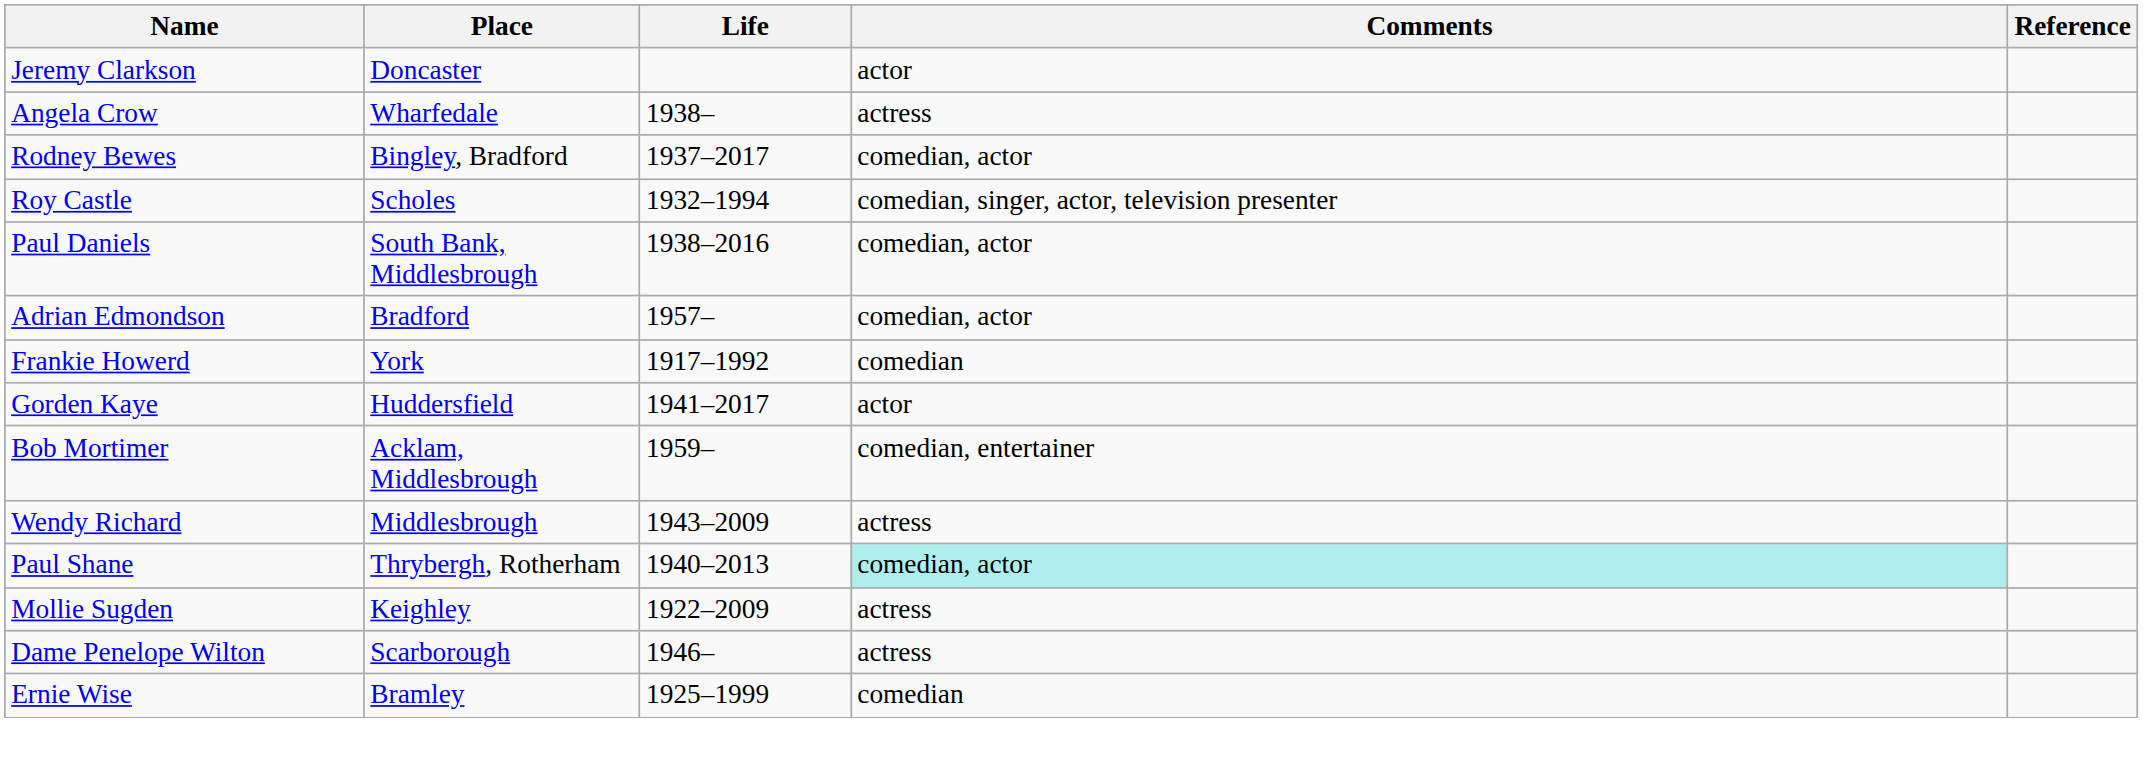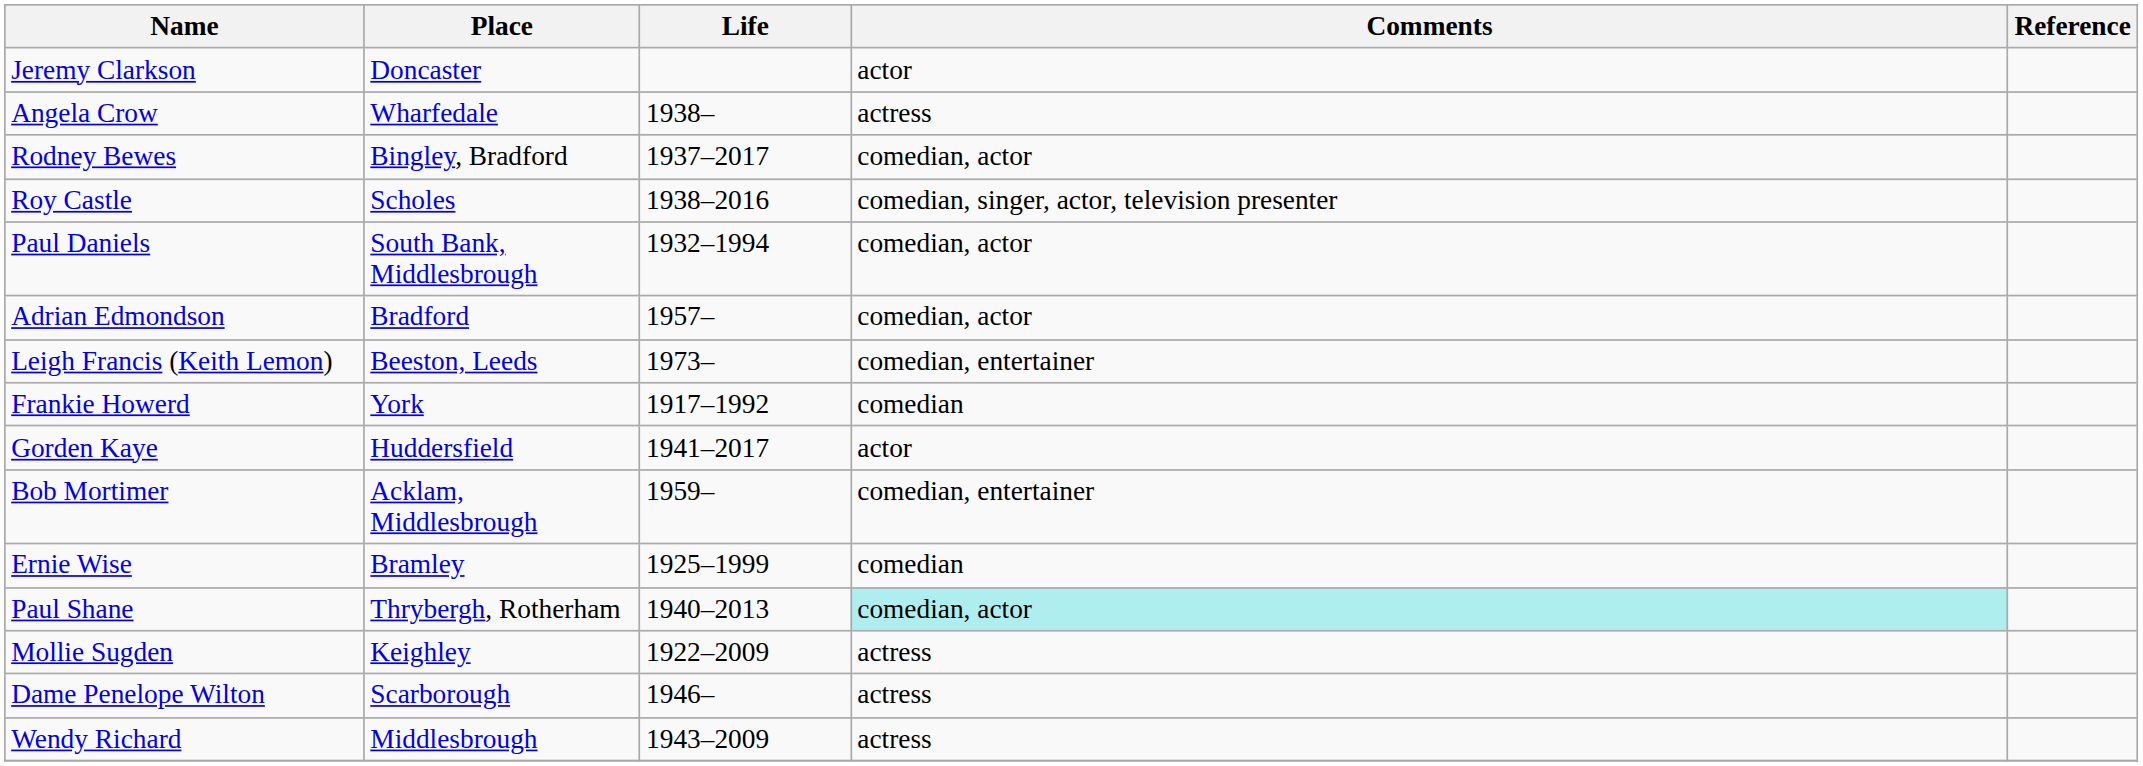(708, 199) 1932–1994 -> (708, 199) 1938–2016
(708, 243) 1938–2016 -> (708, 243) 1932–1994
+ row: (172, 360)
rows swapped: (96, 521) <-> (72, 695)
